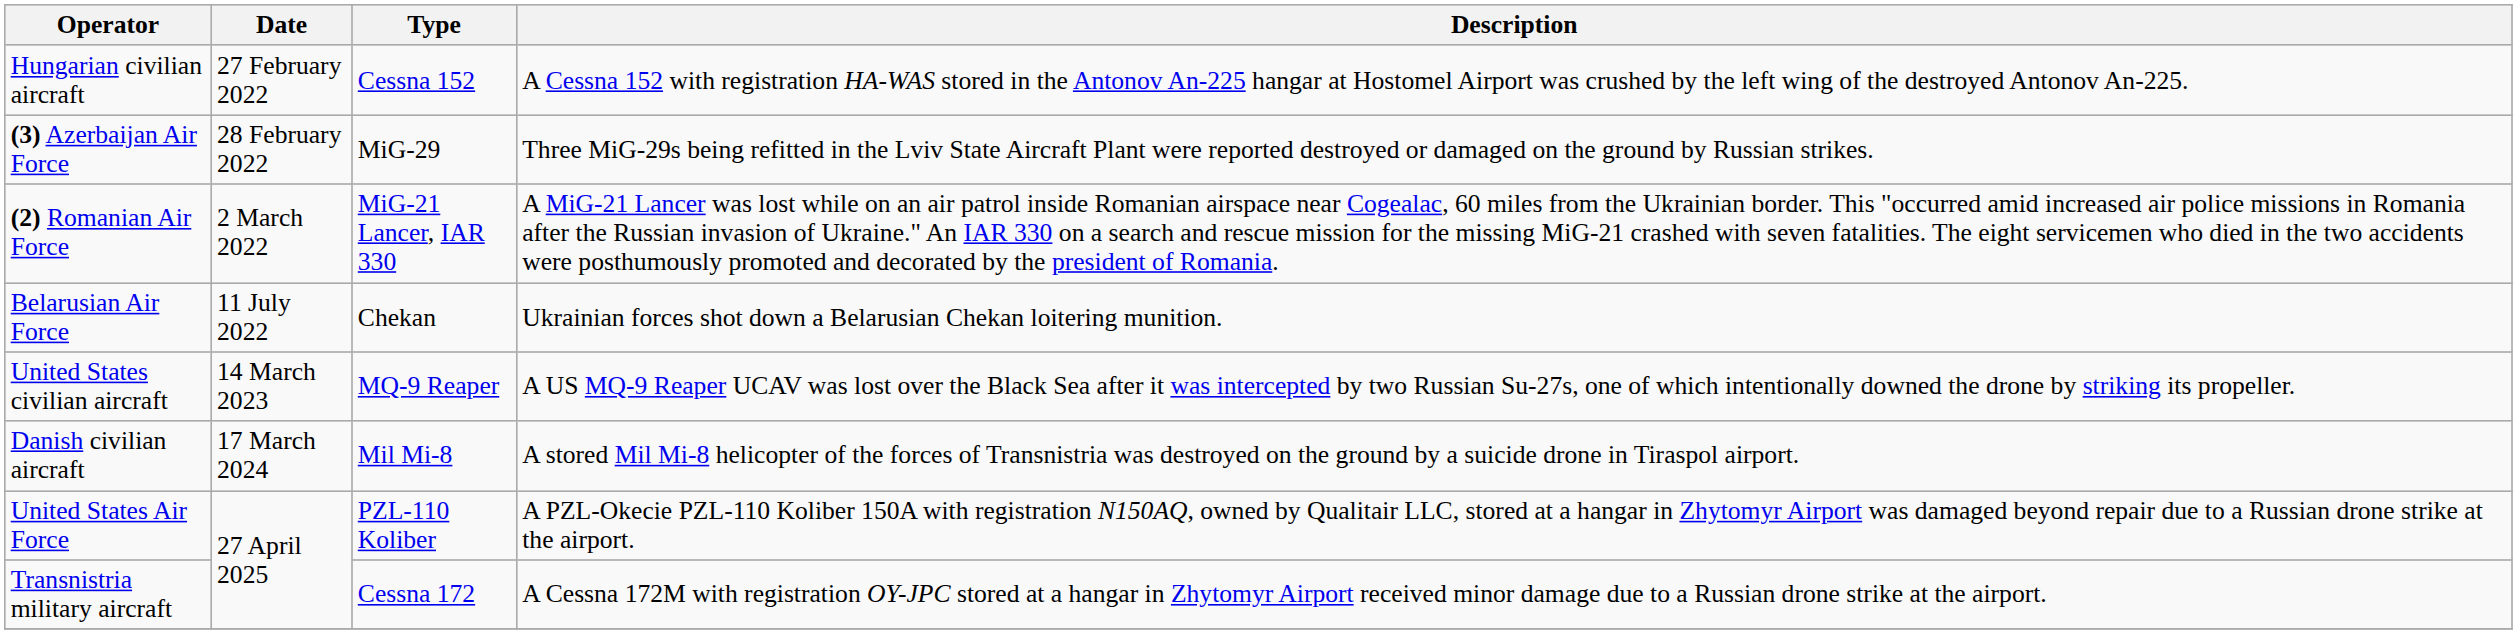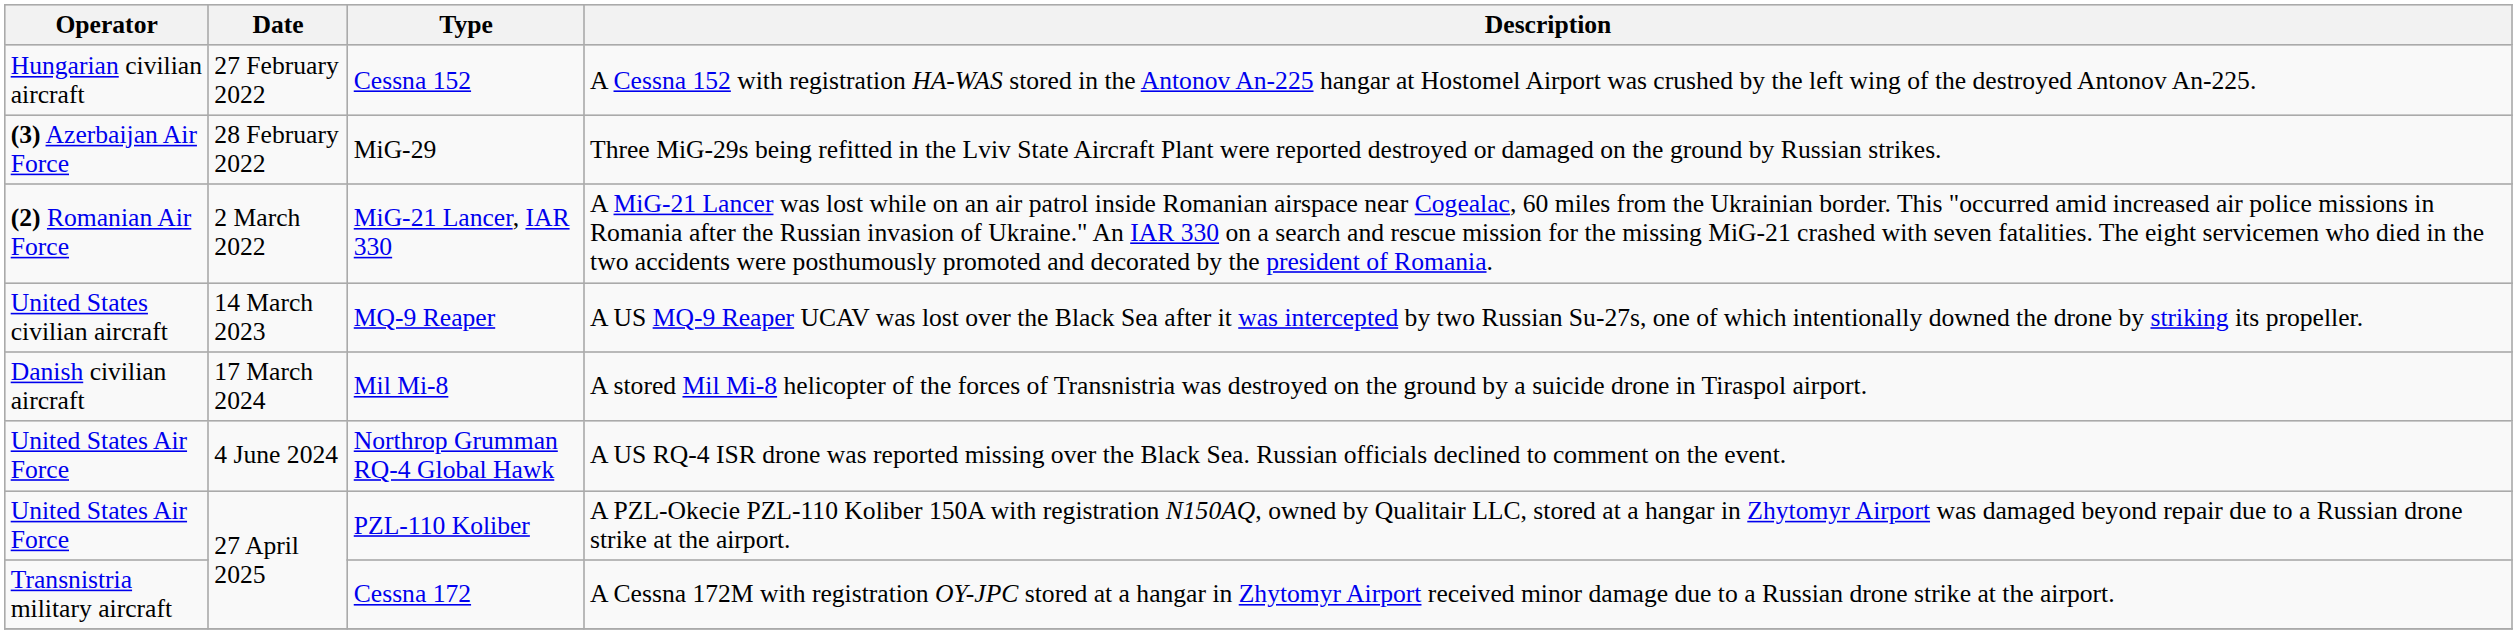- row: (397, 316)
+ row: (456, 455)
